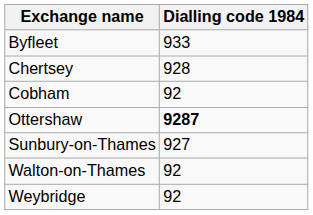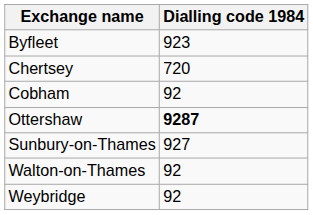(177, 42) 933 -> (177, 42) 923
(177, 68) 928 -> (177, 68) 720
